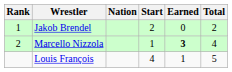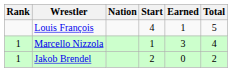rows swapped: (63, 28) <-> (64, 59)
(18, 43) 2 -> (18, 43) 1
(183, 43) bold -> (183, 43) normal
